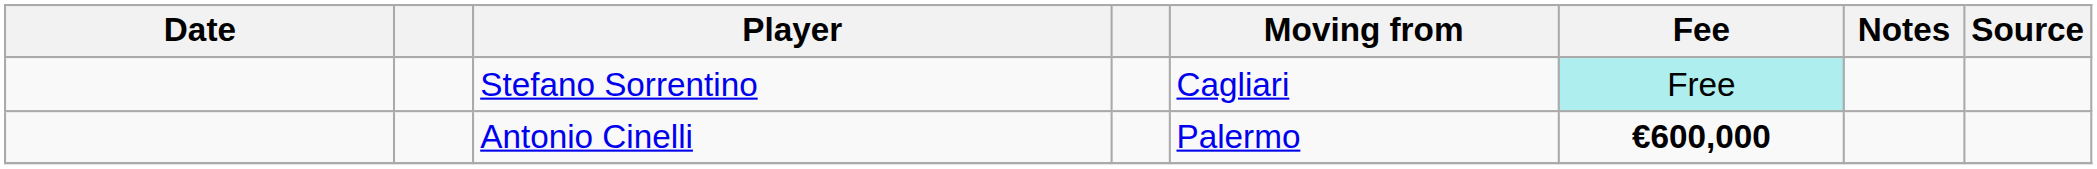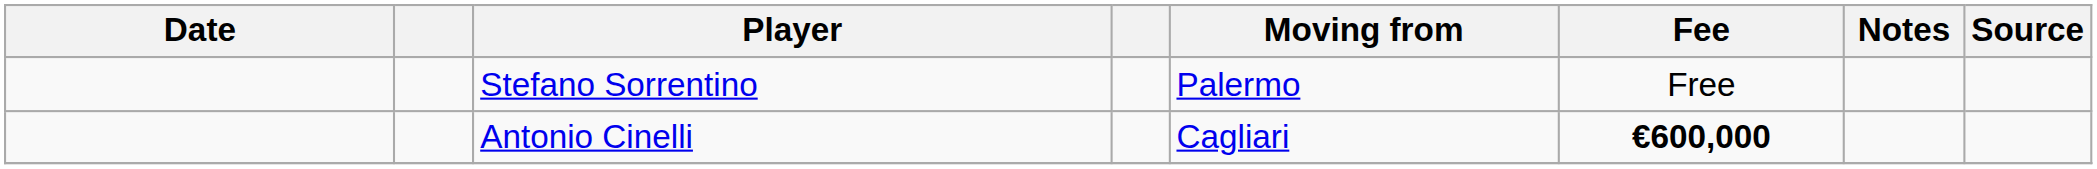(1233, 83) Cagliari -> (1238, 83) Palermo
(1701, 83) paleturquoise background -> (1701, 83) no background
(1238, 136) Palermo -> (1233, 136) Cagliari
